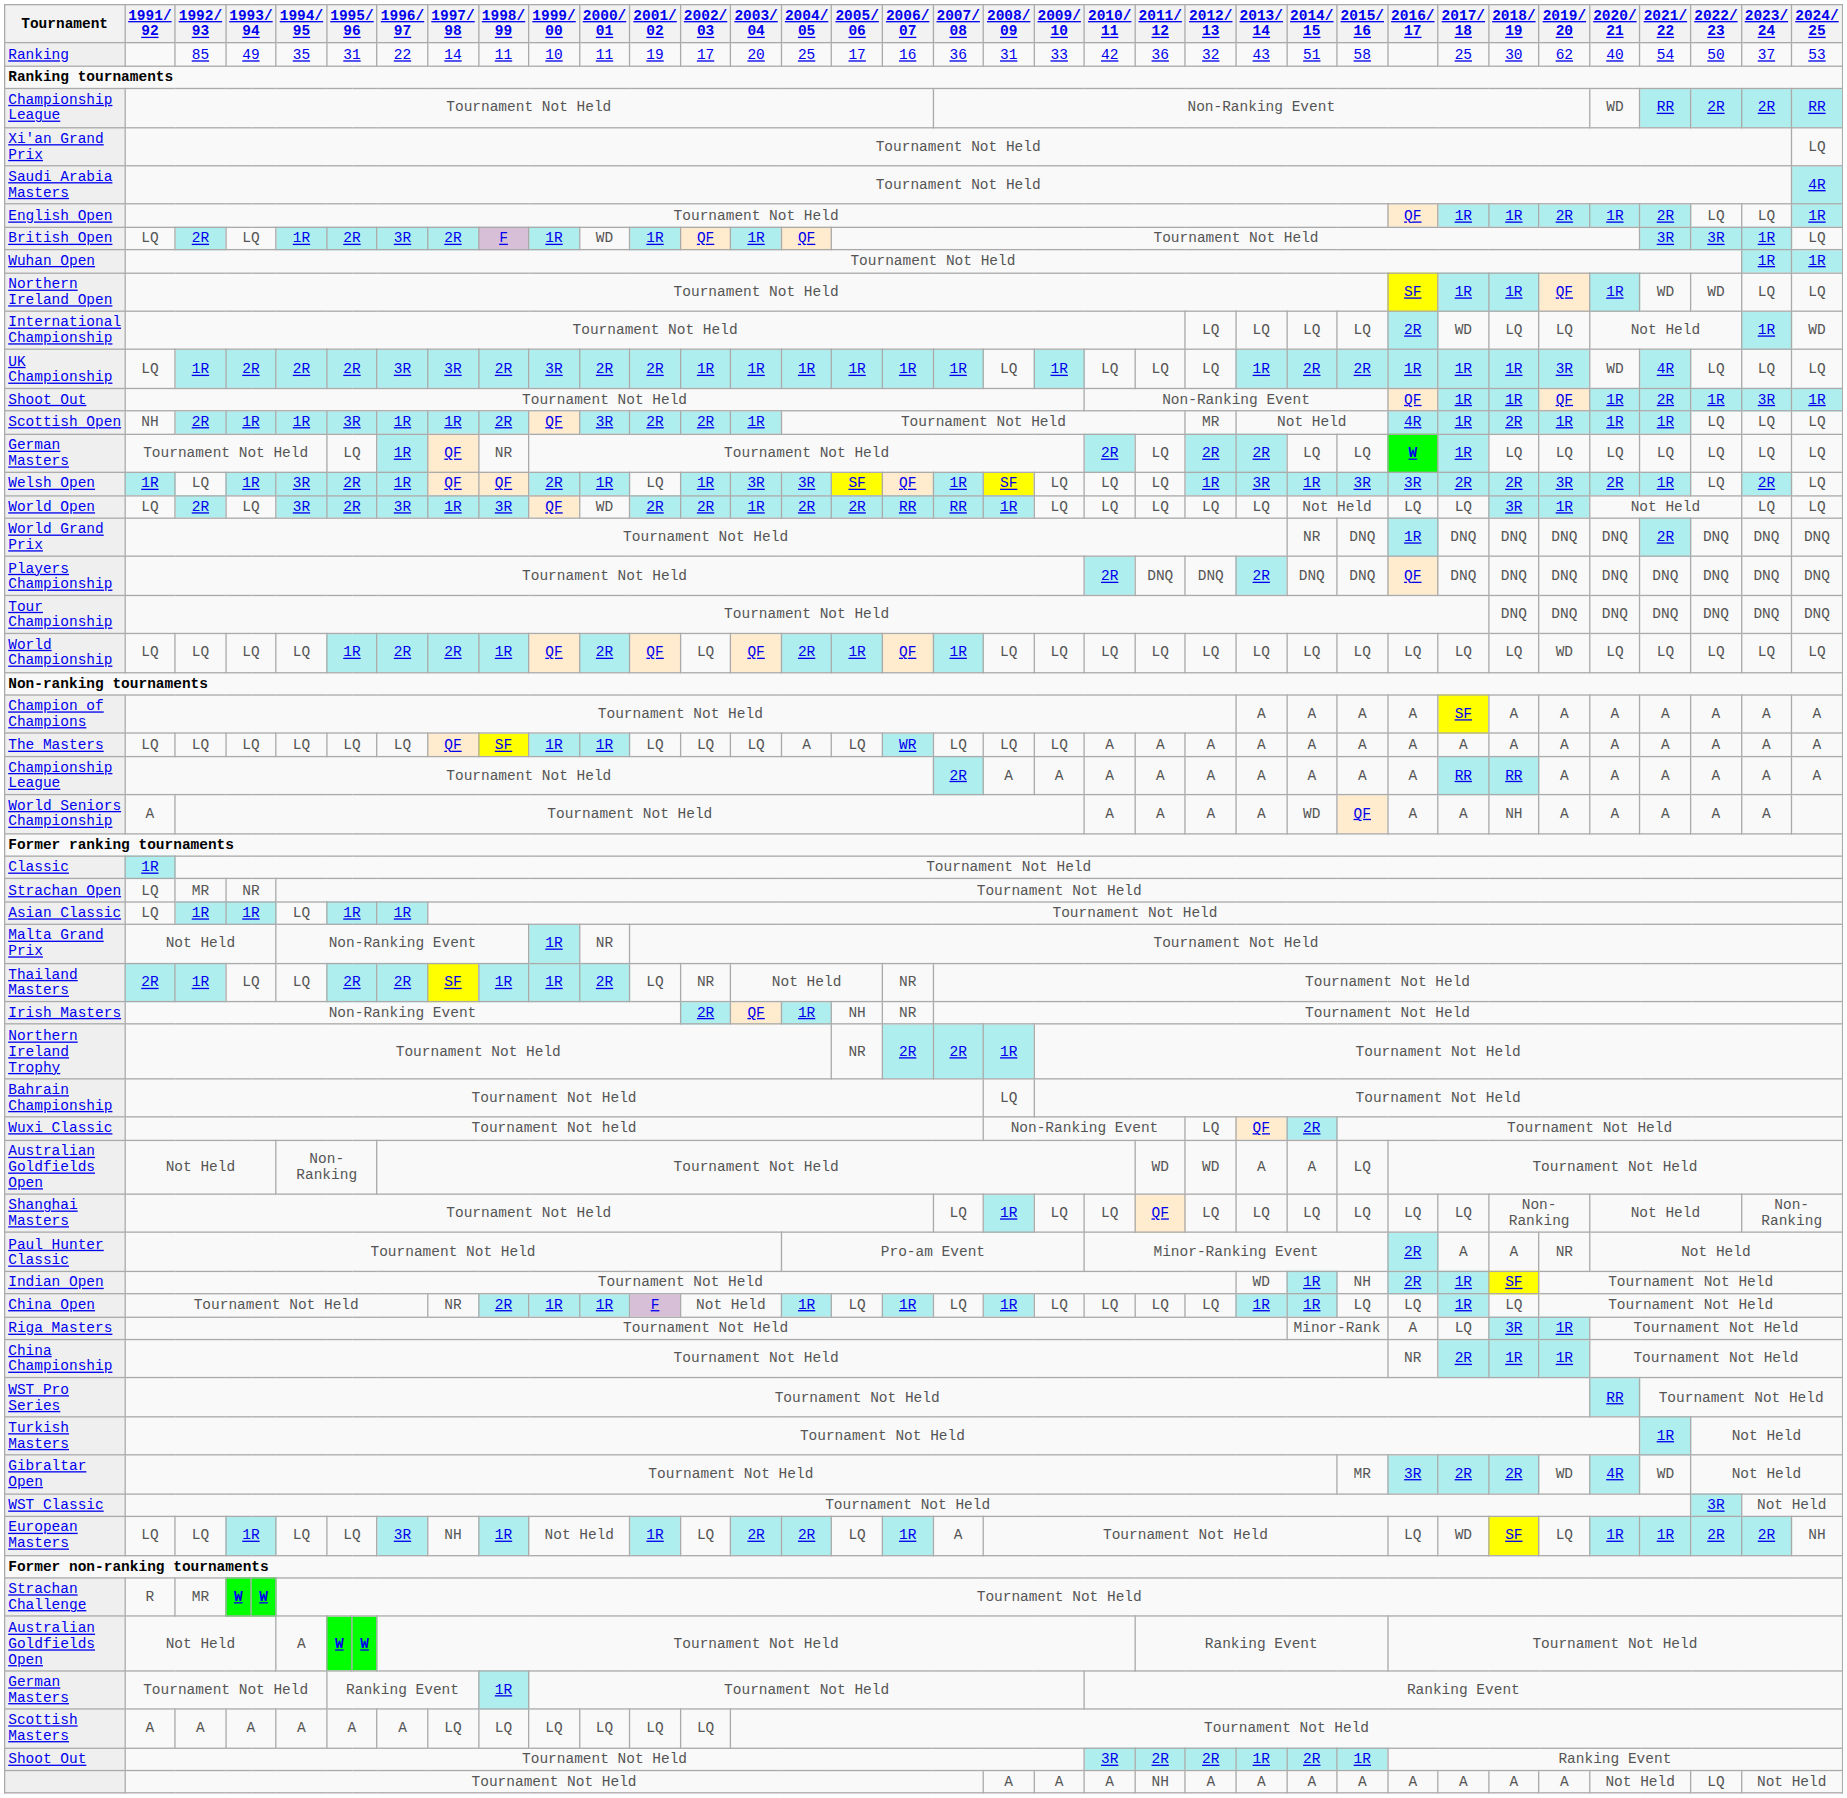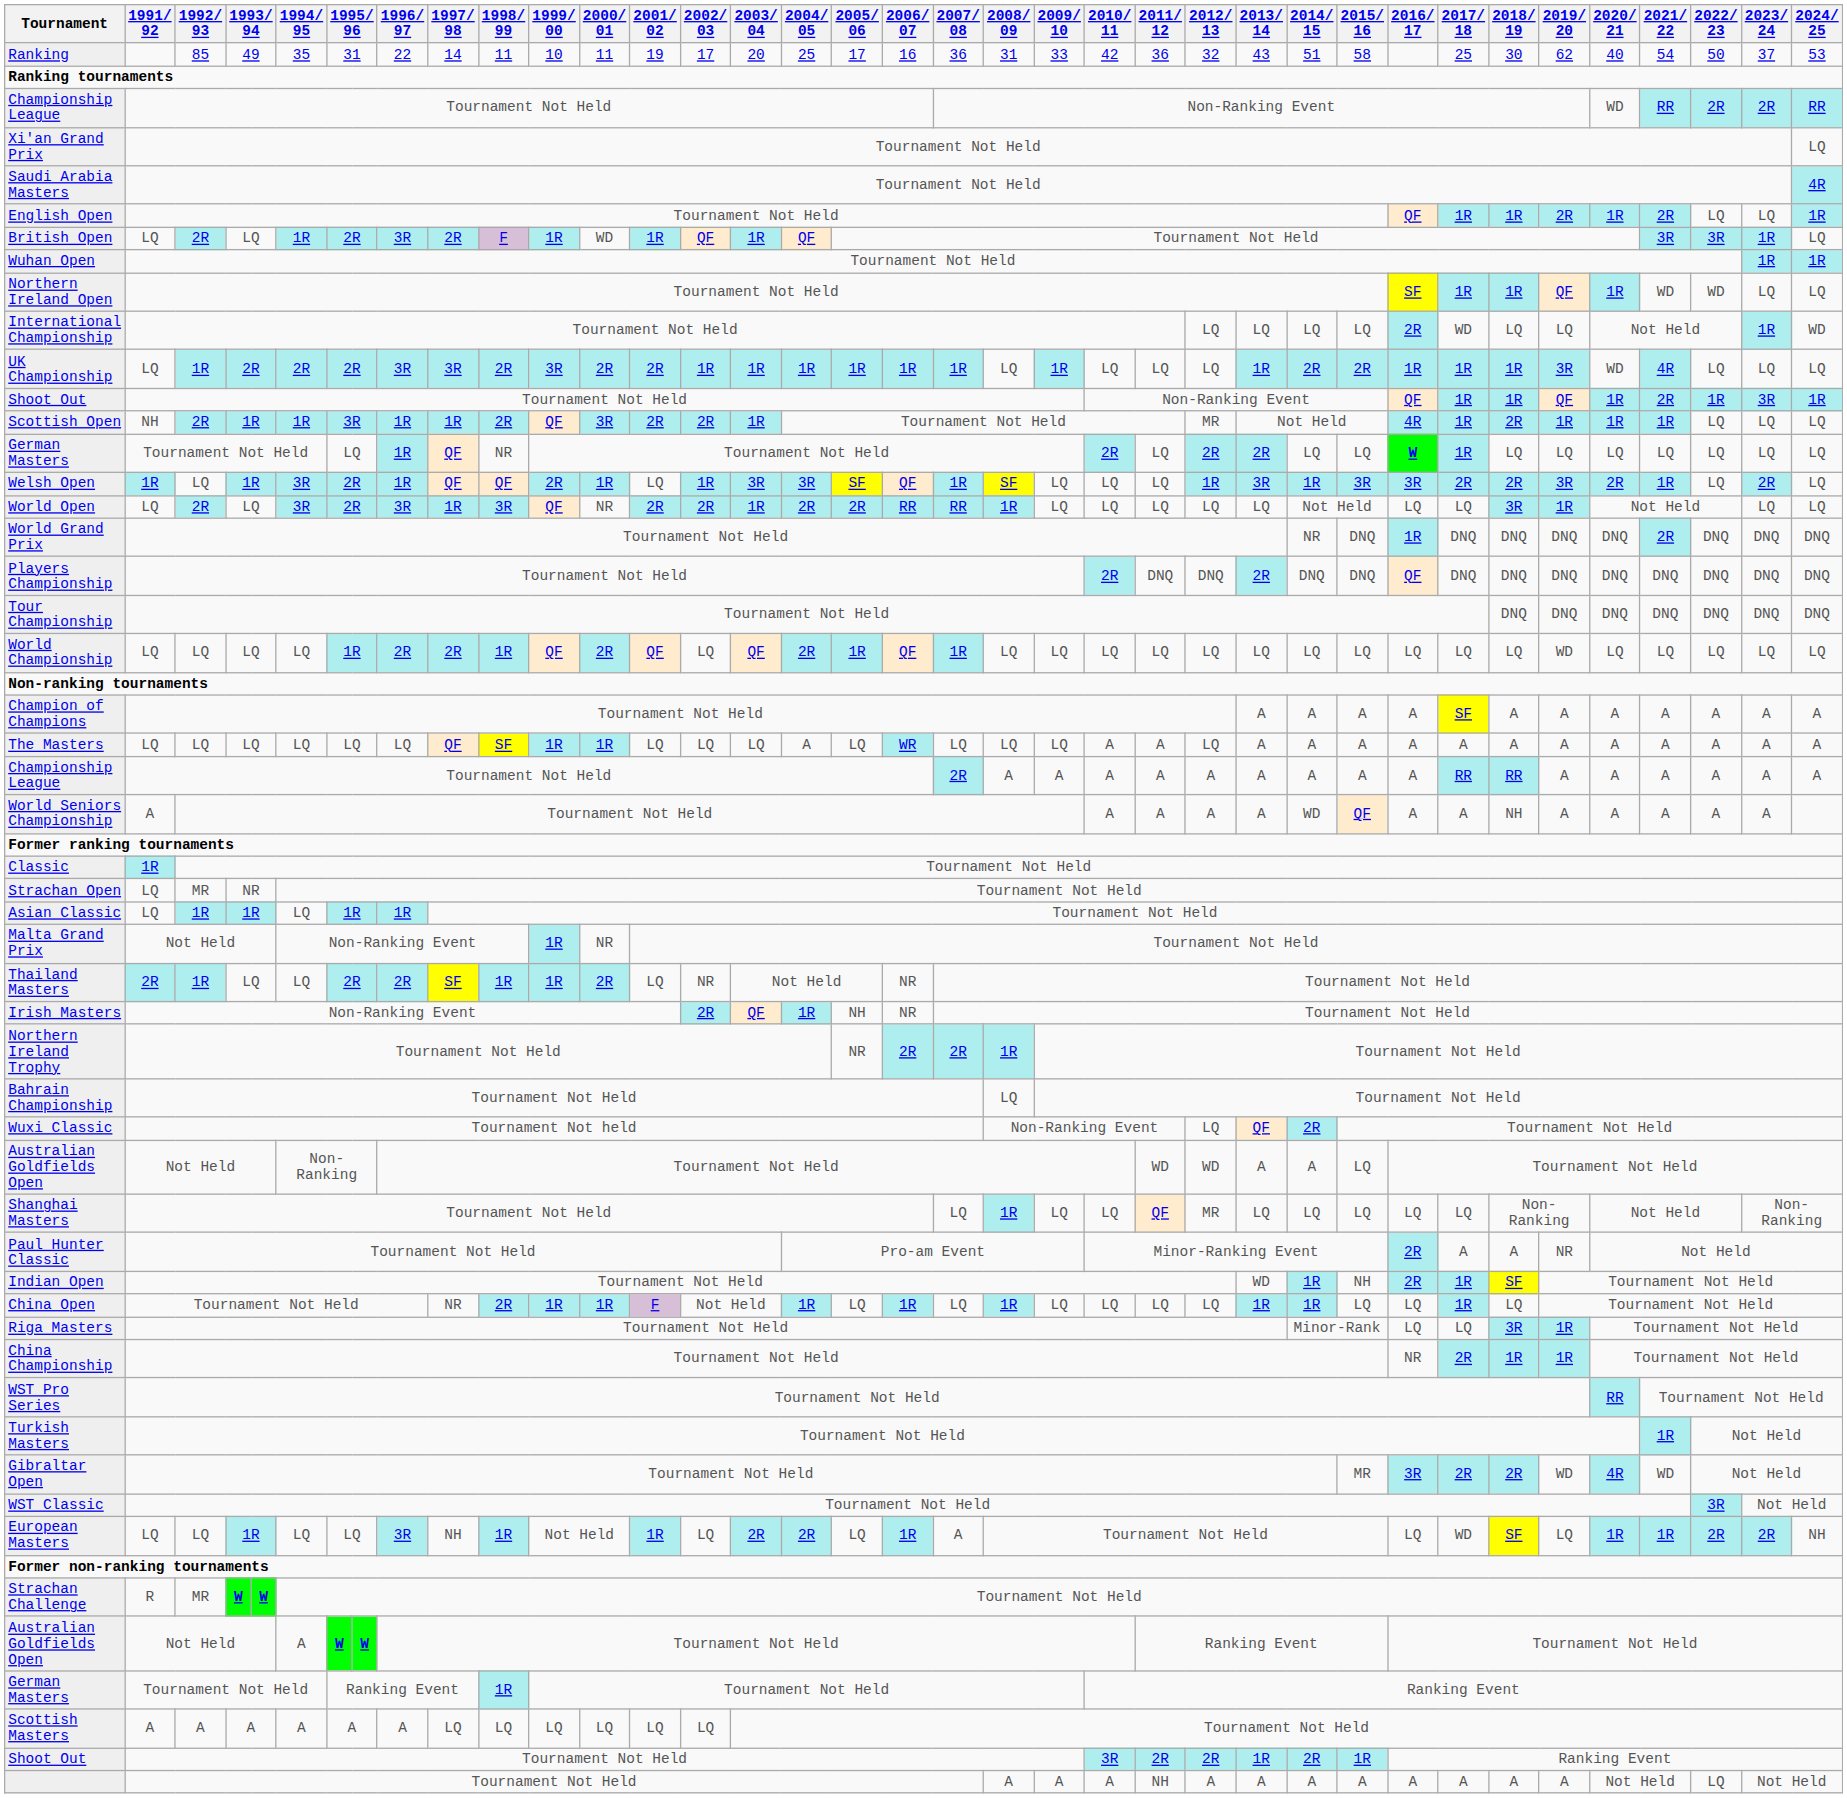(605, 507) WD -> (605, 507) NR
(1211, 745) A -> (1211, 745) LQ
(1211, 1213) LQ -> (1211, 1213) MR
(1413, 1328) A -> (1413, 1328) LQ
